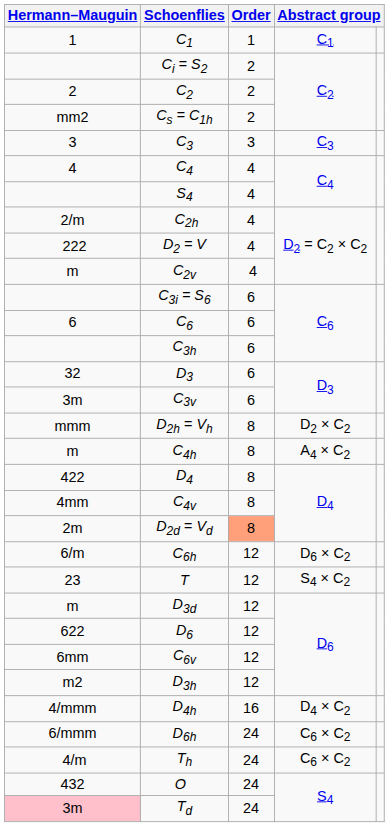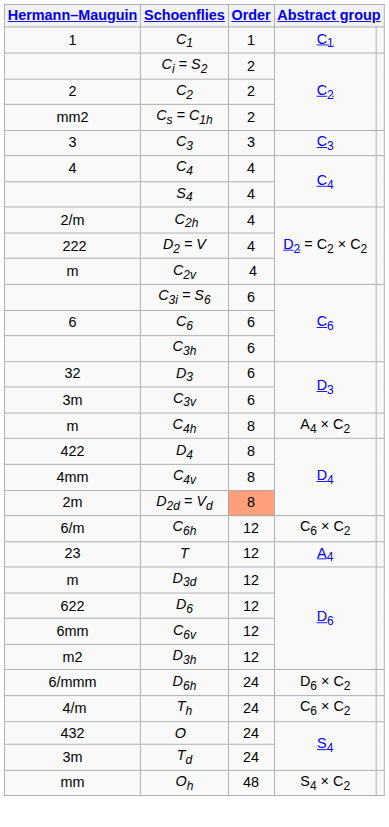- row: (184, 426)
(325, 554) D6 × C2 -> (325, 529) C6 × C2
(325, 580) S4 × C2 -> (325, 554) A4
- row: (184, 709)
(325, 734) C6 × C2 -> (325, 683) D6 × C2
(73, 808) pink background -> (73, 757) no background
+ row: (184, 783)
